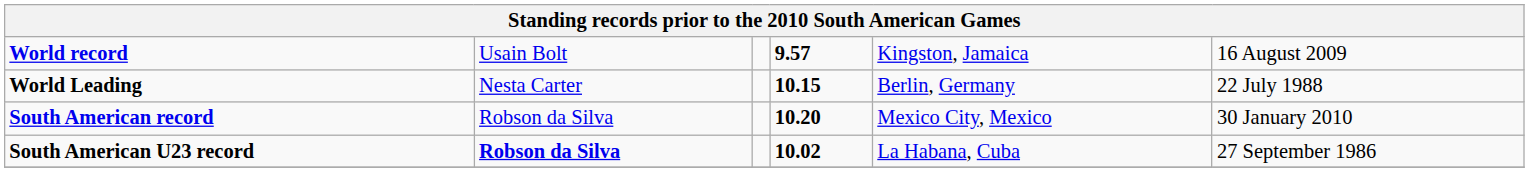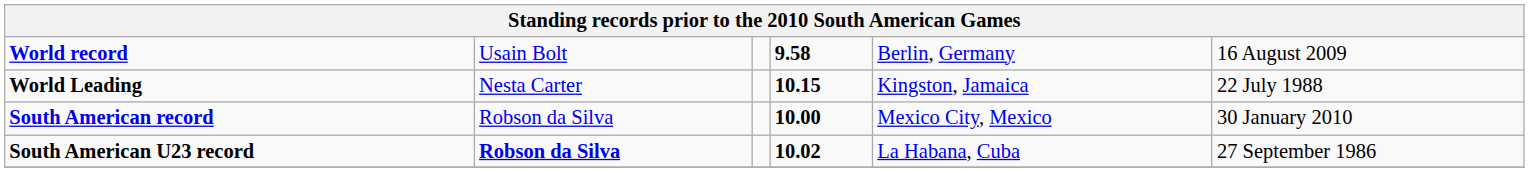(793, 53) 9.57 -> (793, 53) 9.58
(953, 53) Kingston, Jamaica -> (946, 53) Berlin, Germany
(946, 85) Berlin, Germany -> (953, 85) Kingston, Jamaica
(798, 118) 10.20 -> (798, 118) 10.00
